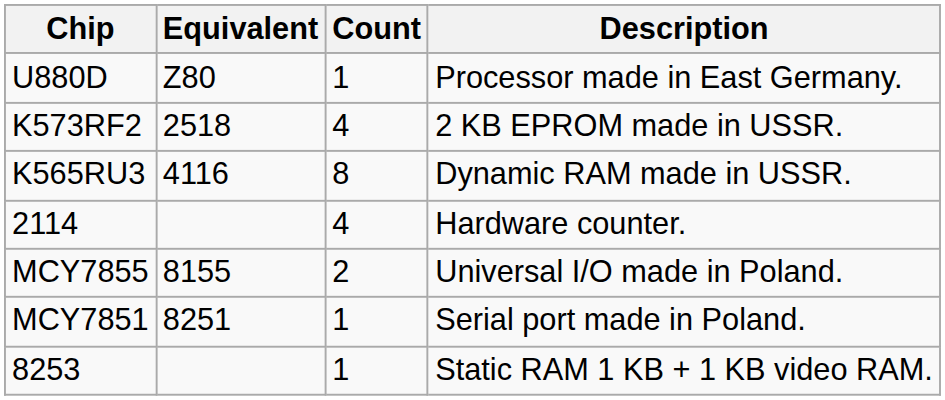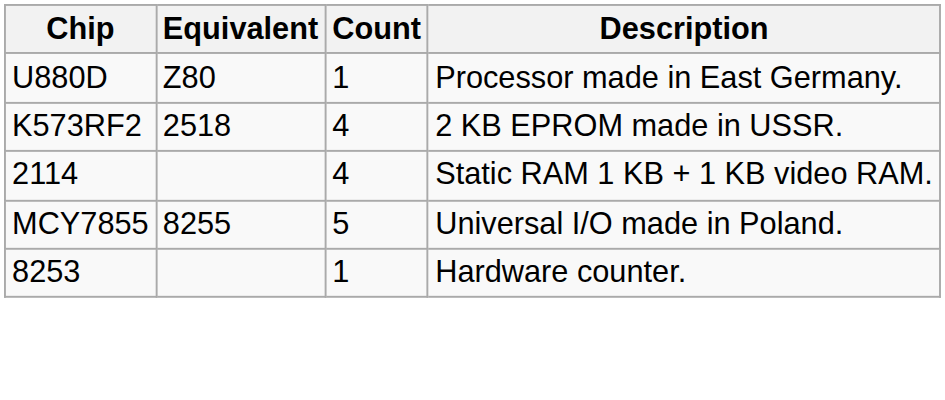- row: (79, 175)
(561, 223) Hardware counter. -> (684, 175) Static RAM 1 KB + 1 KB video RAM.
(197, 272) 8155 -> (197, 223) 8255
(341, 272) 2 -> (341, 223) 5
- row: (80, 321)
(684, 369) Static RAM 1 KB + 1 KB video RAM. -> (561, 272) Hardware counter.
